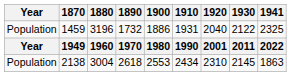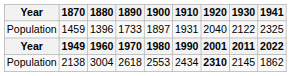(102, 29) 3196 -> (102, 29) 1396
(130, 29) 1732 -> (130, 29) 1733
(158, 29) 1886 -> (158, 29) 1897
(215, 63) normal -> (215, 63) bold
(272, 63) 1863 -> (272, 63) 1862
